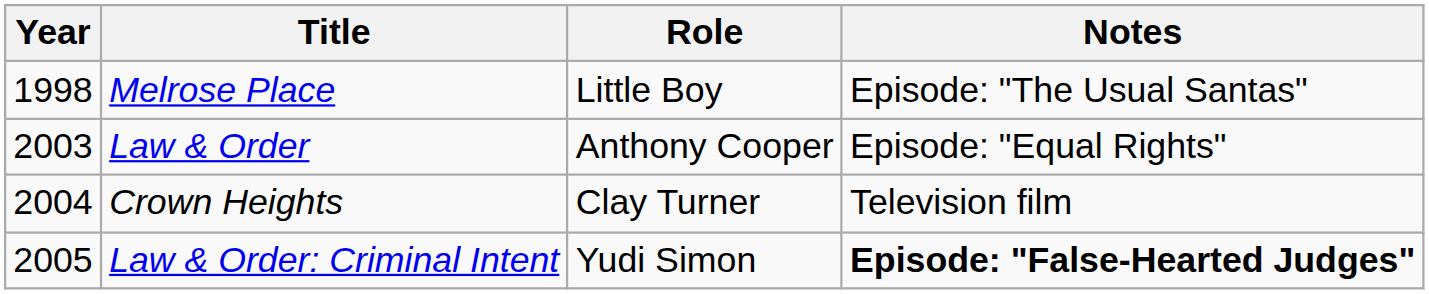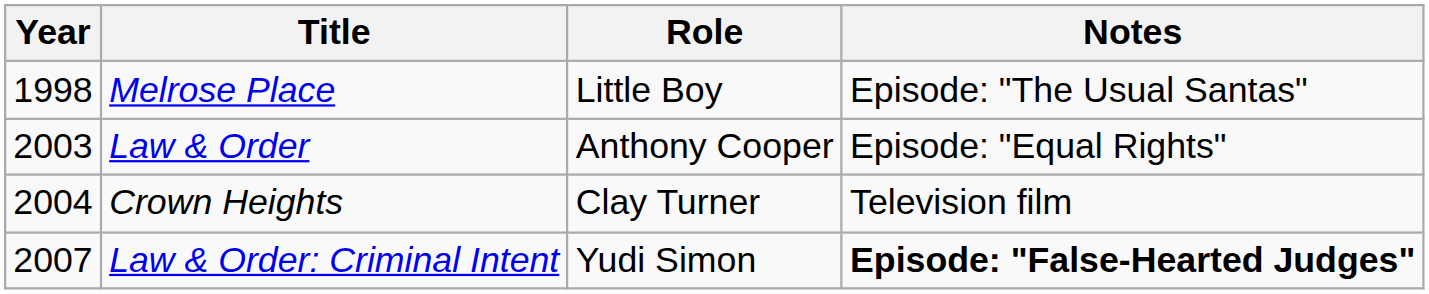(53, 259) 2005 -> (53, 259) 2007
